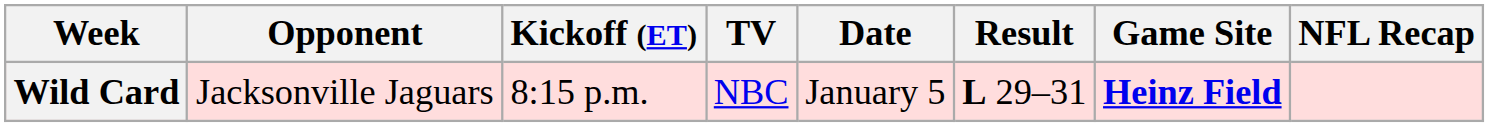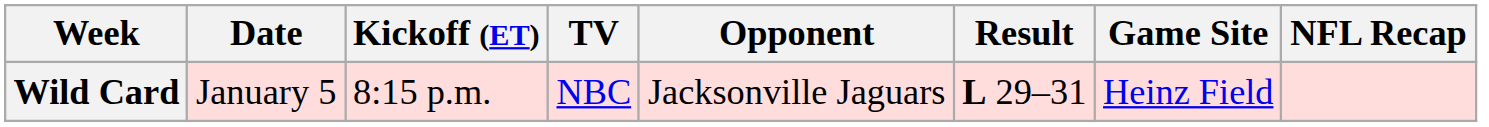columns swapped: (875, 33) <-> (345, 33)
(1192, 90) bold -> (1188, 90) normal
